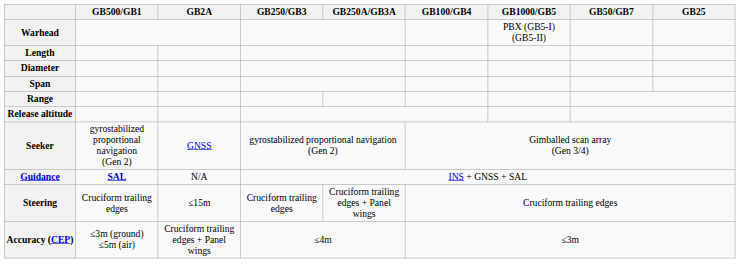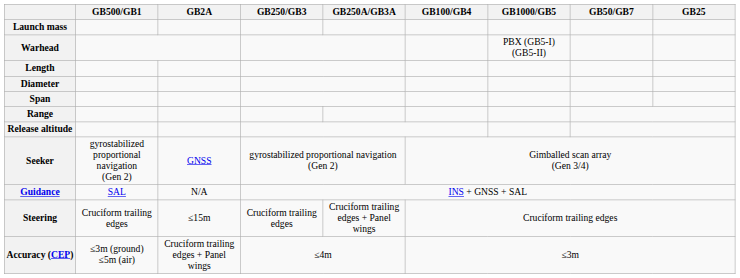+ row: (40, 27)
(117, 177) bold -> (117, 192) normal
